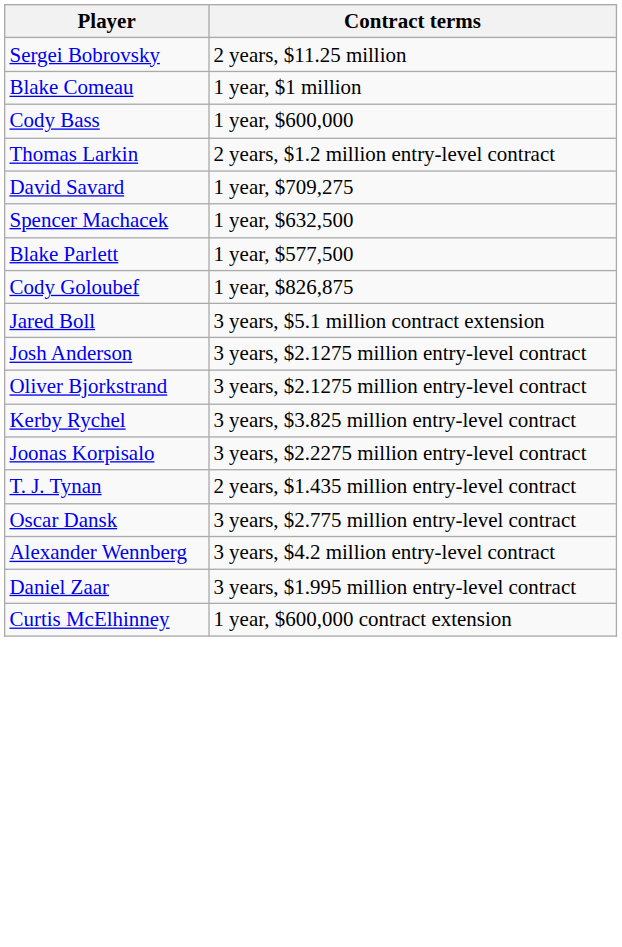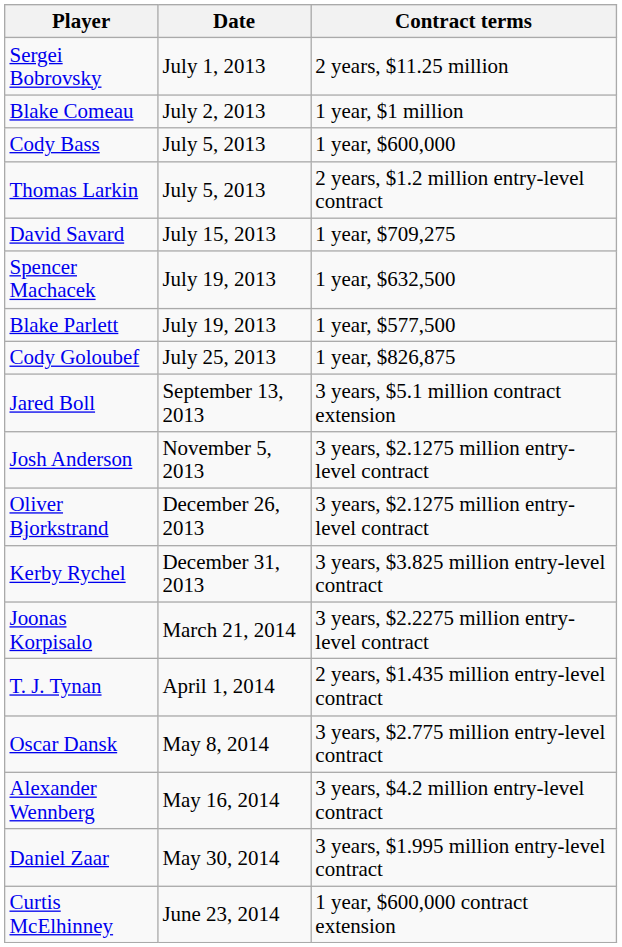+ column: (234, 21)
